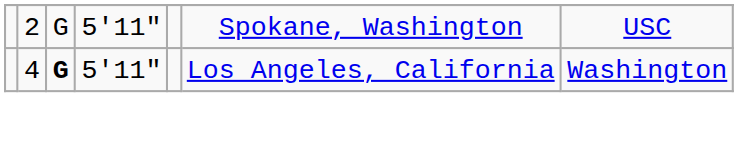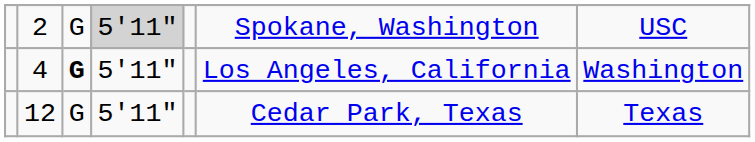(121, 27) no background -> (137, 27) lightgrey background
+ row: (40, 114)
